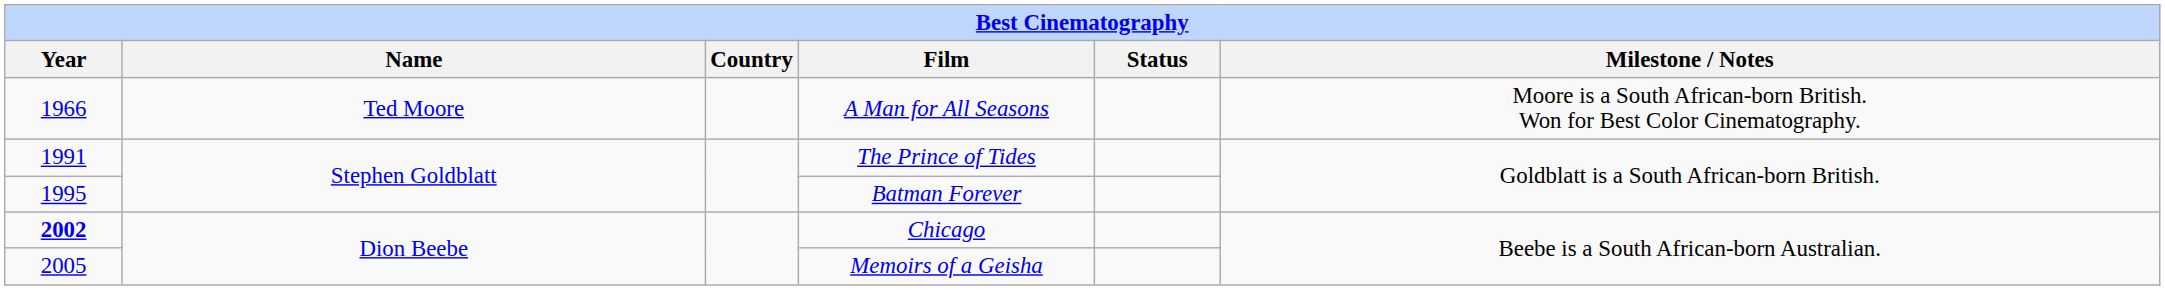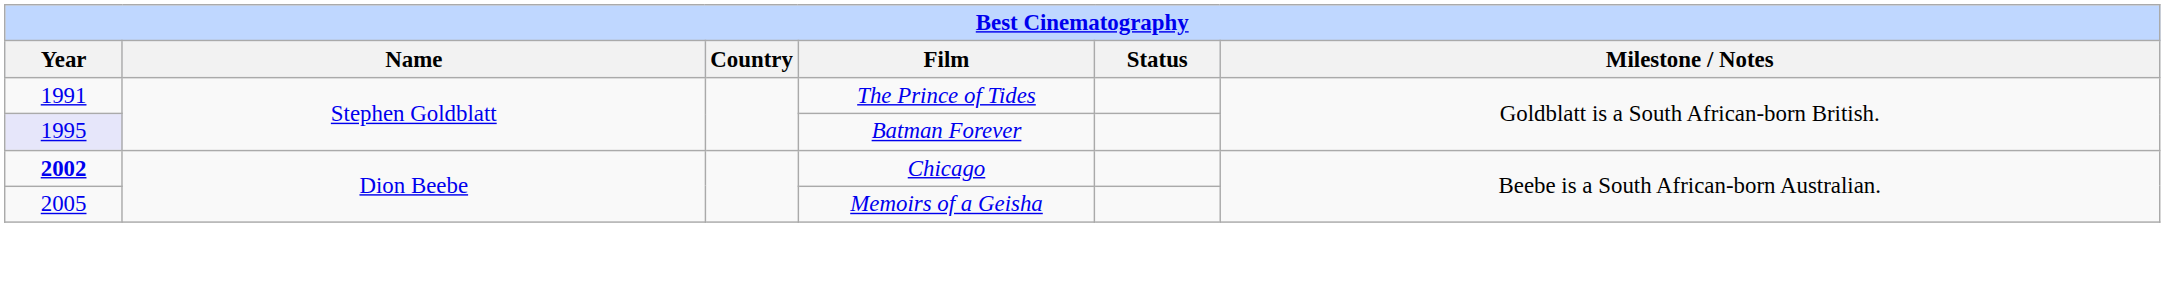- row: (946, 108)
(64, 193) no background -> (64, 131) lavender background
